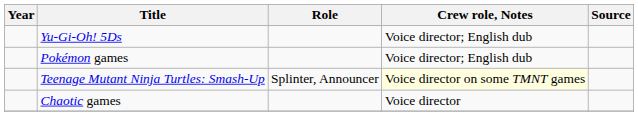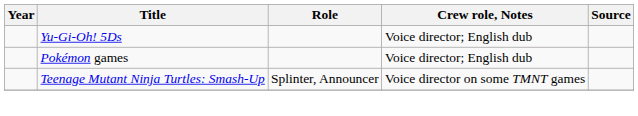(485, 79) lightyellow background -> (485, 79) no background
- row: (81, 100)
